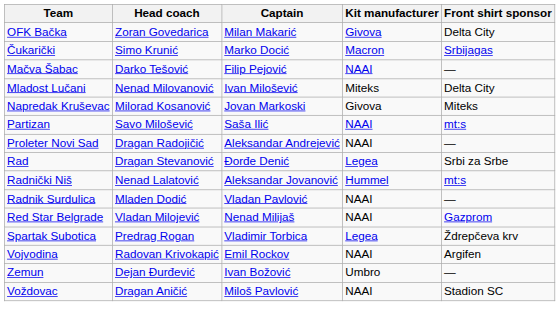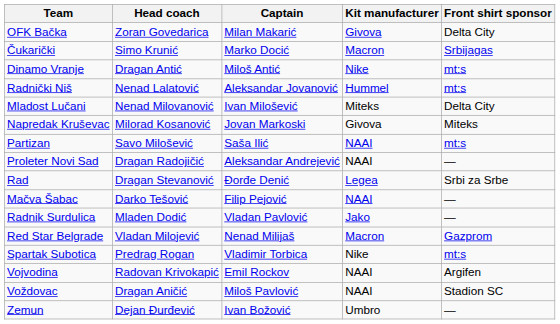+ row: (45, 69)
rows swapped: (42, 69) <-> (40, 180)
(359, 198) NAAI -> (358, 217) Jako
(359, 217) NAAI -> (365, 236) Macron
(361, 236) Legea -> (357, 254) Nike
(481, 236) Ždrepčeva krv -> (455, 254) mt:s
rows swapped: (32, 291) <-> (25, 273)
